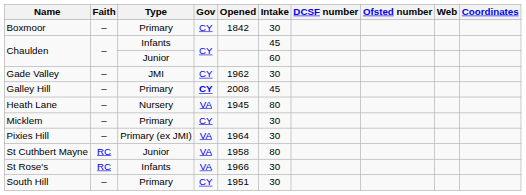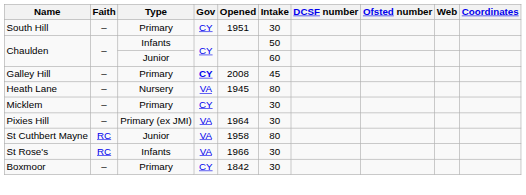rows swapped: (26, 27) <-> (27, 182)
(275, 43) 45 -> (275, 43) 50
- row: (33, 74)
